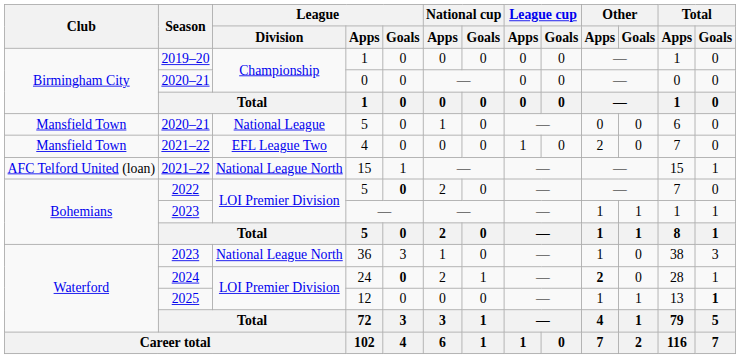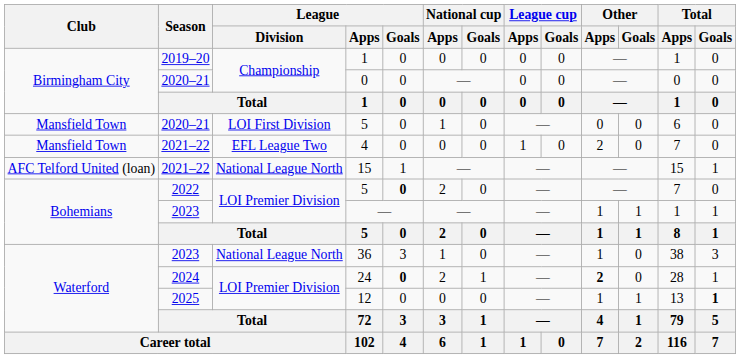(279, 124) National League -> (279, 124) LOI First Division
